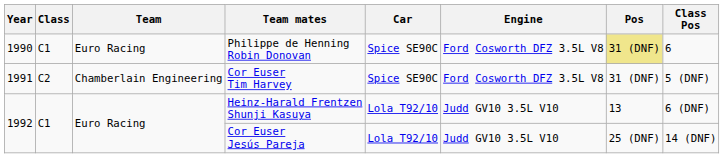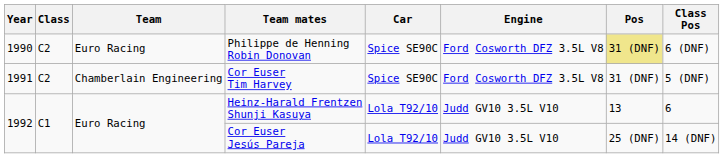(44, 49) C1 -> (44, 49) C2
(668, 49) 6 -> (688, 49) 6 (DNF)
(688, 108) 6 (DNF) -> (668, 108) 6
